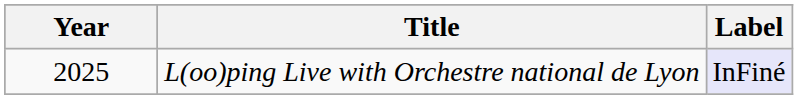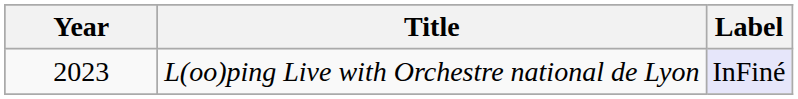(81, 71) 2025 -> (81, 71) 2023
